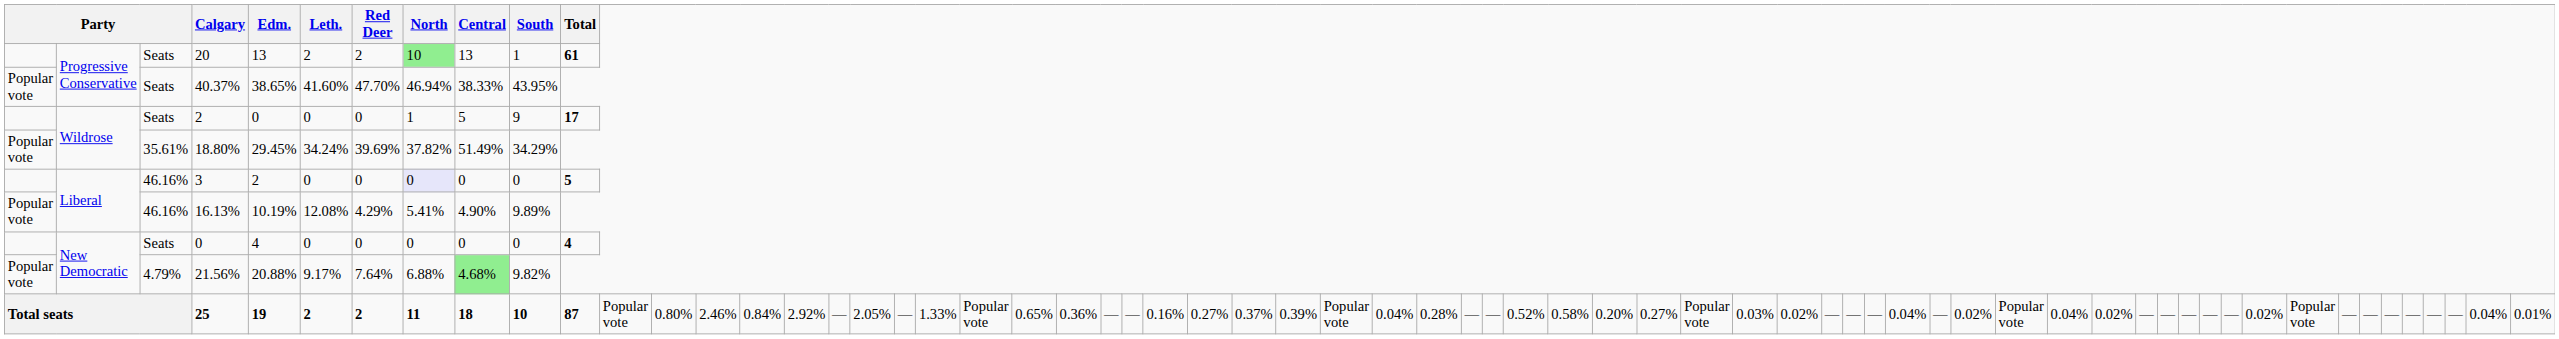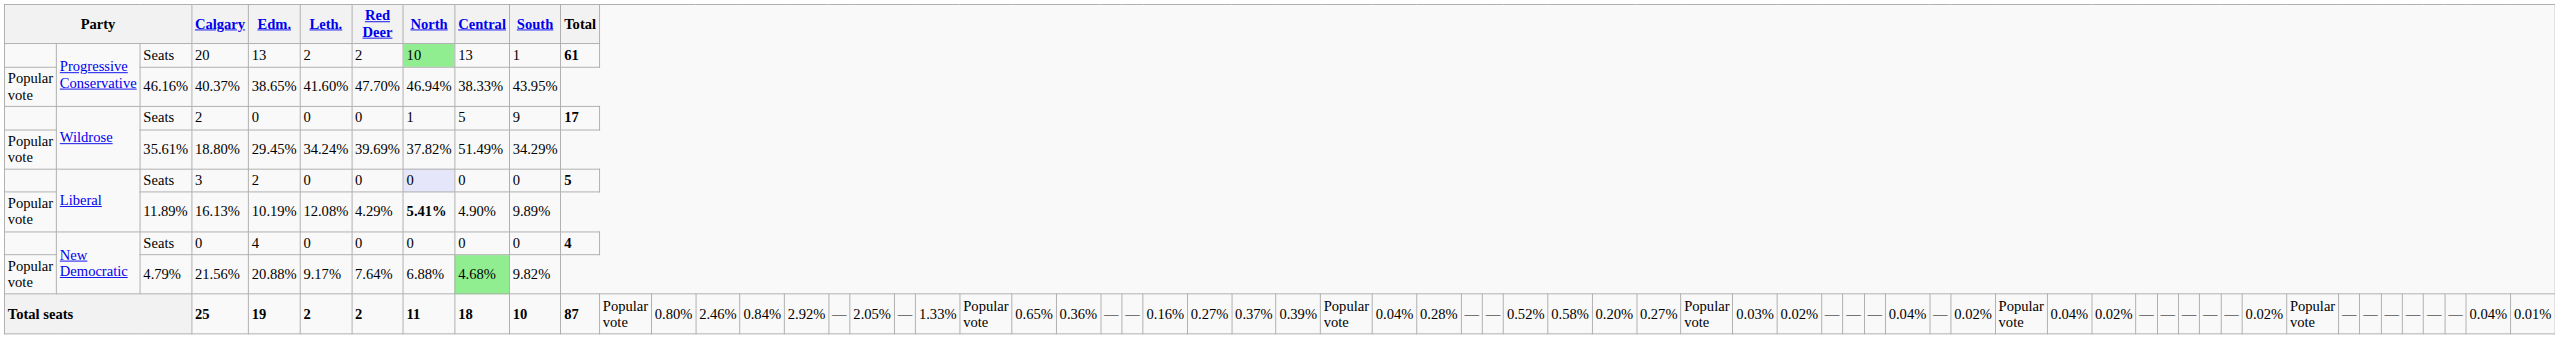(159, 86) Seats -> (166, 86) 46.16%
(166, 180) 46.16% -> (159, 180) Seats
(166, 211) 46.16% -> (166, 211) 11.89%
(425, 211) normal -> (427, 211) bold
